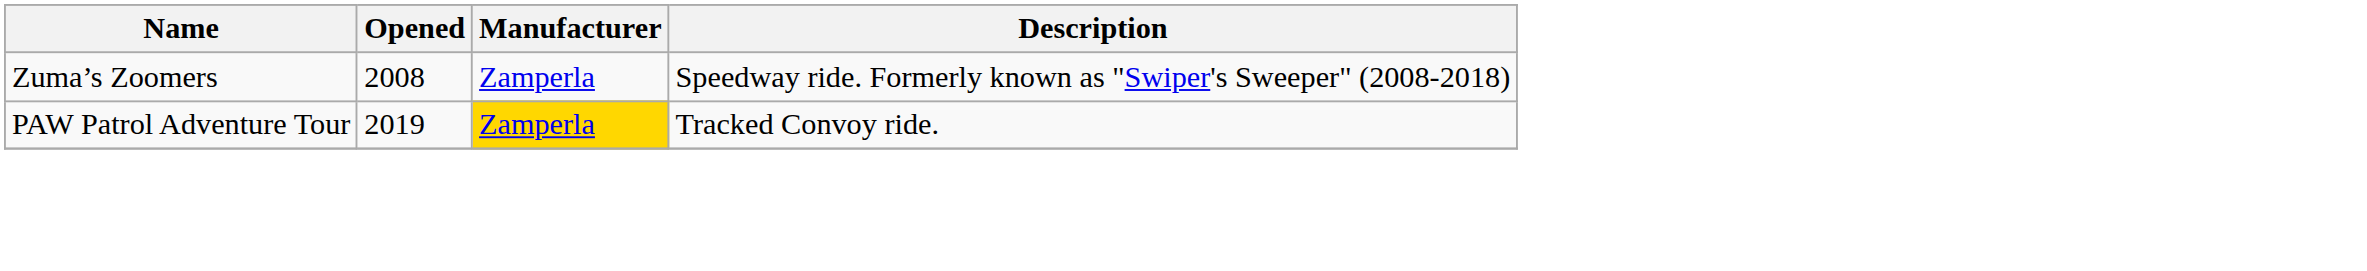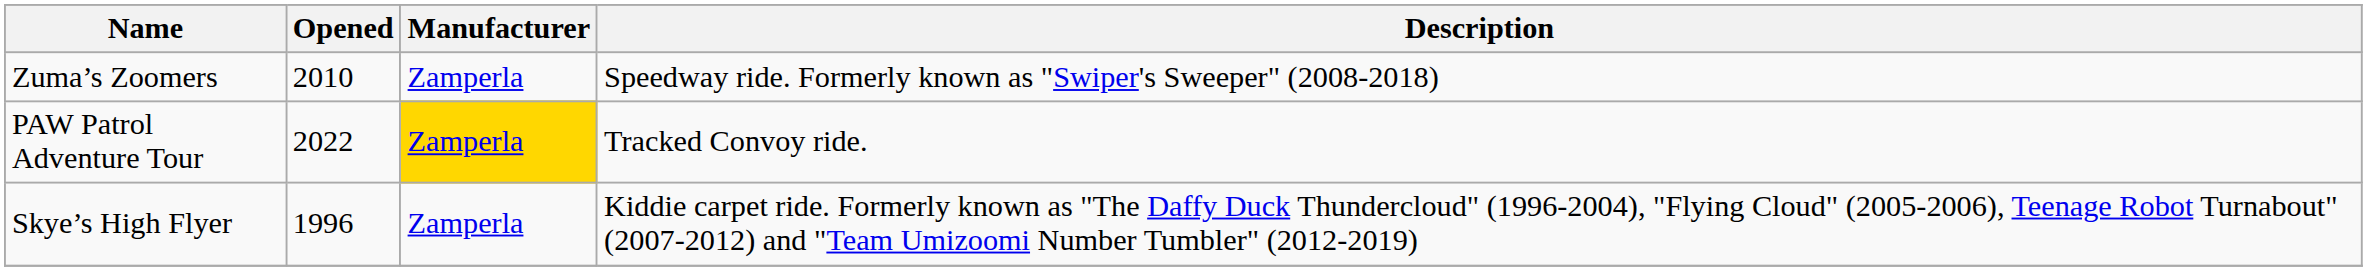(395, 76) 2008 -> (323, 76) 2010
(395, 124) 2019 -> (323, 141) 2022
+ row: (122, 223)
